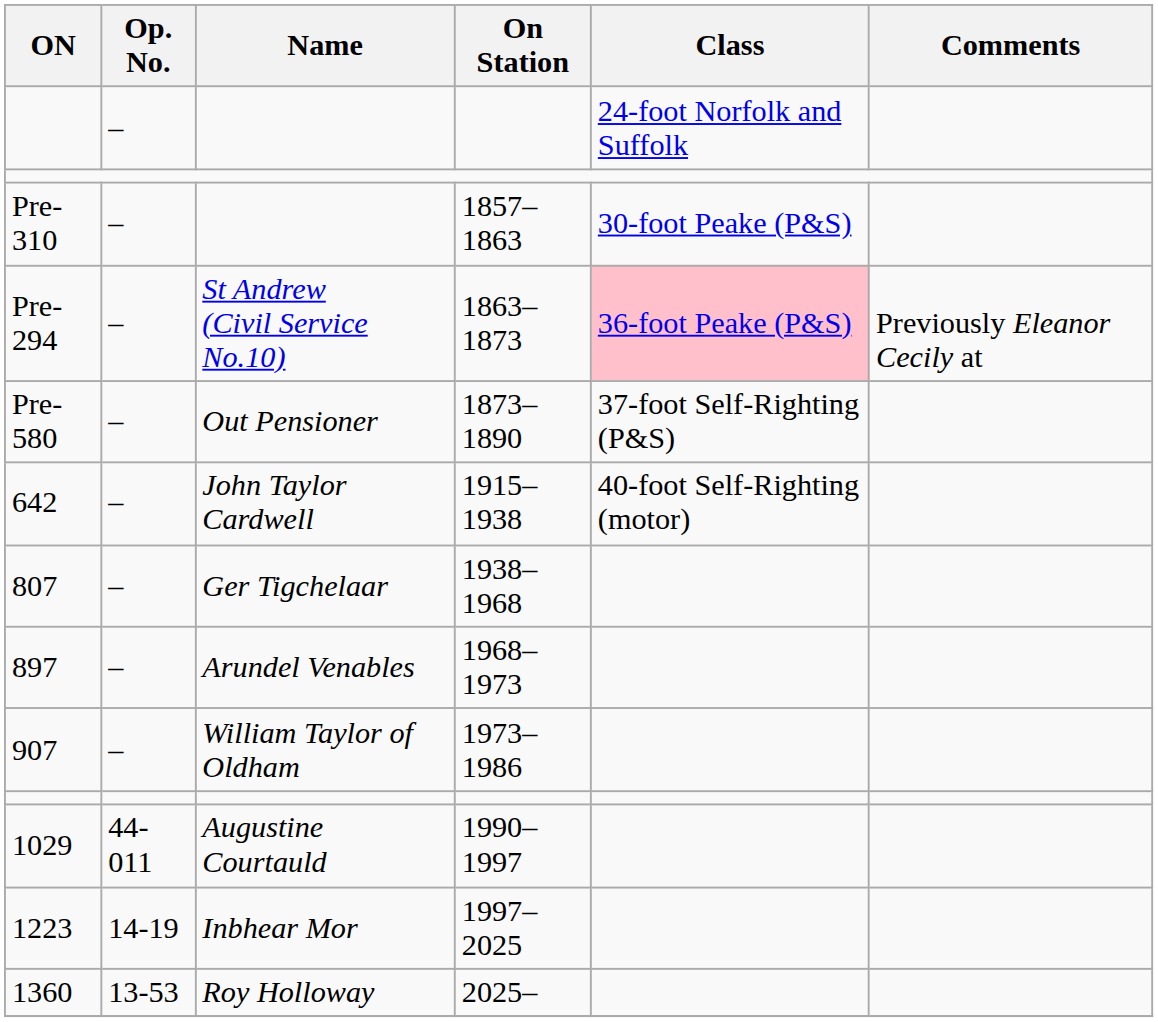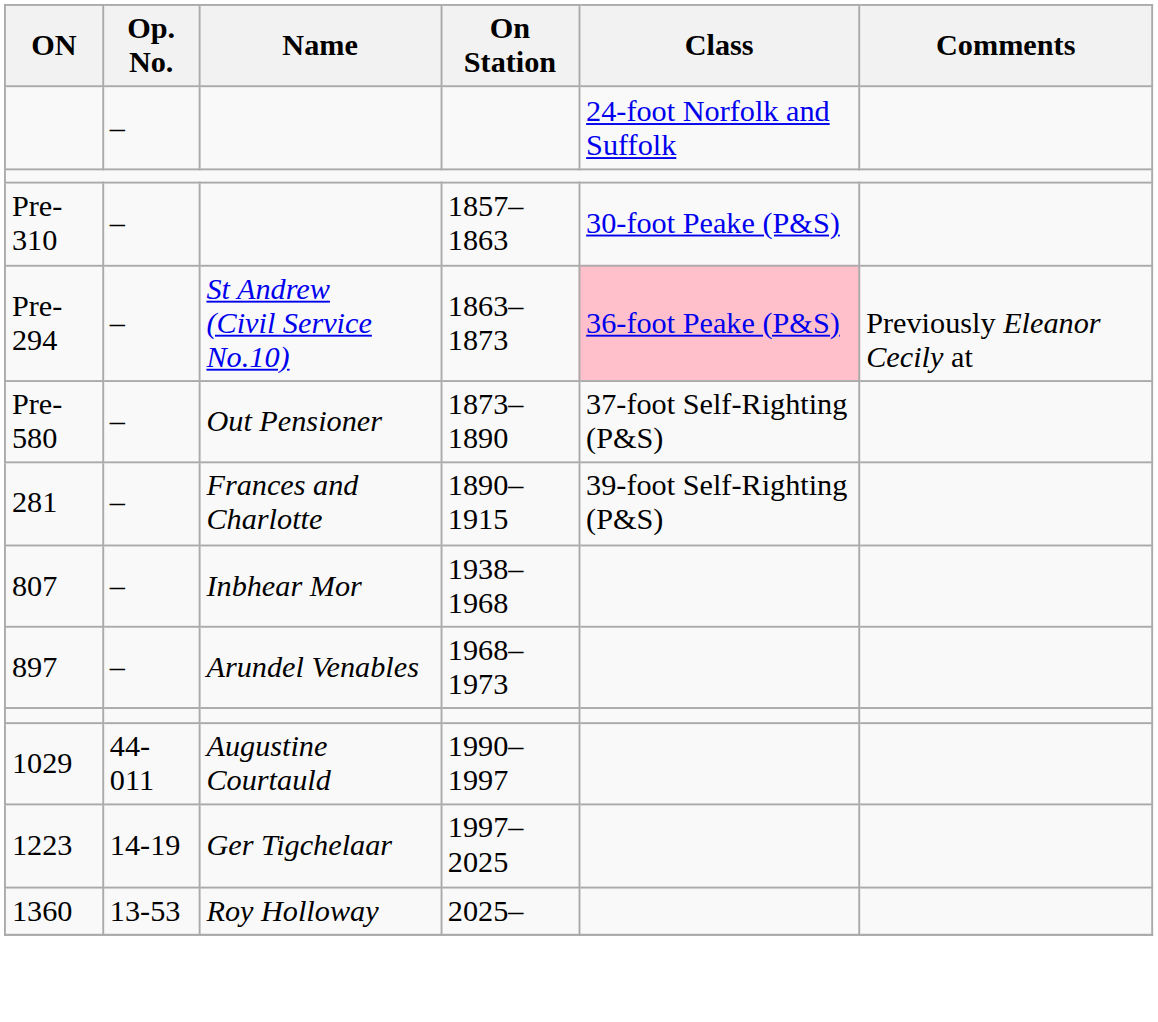+ row: (35, 503)
- row: (35, 503)
(295, 585) Ger Tigchelaar -> (284, 585) Inbhear Mor
- row: (35, 749)
(280, 927) Inbhear Mor -> (299, 845) Ger Tigchelaar
